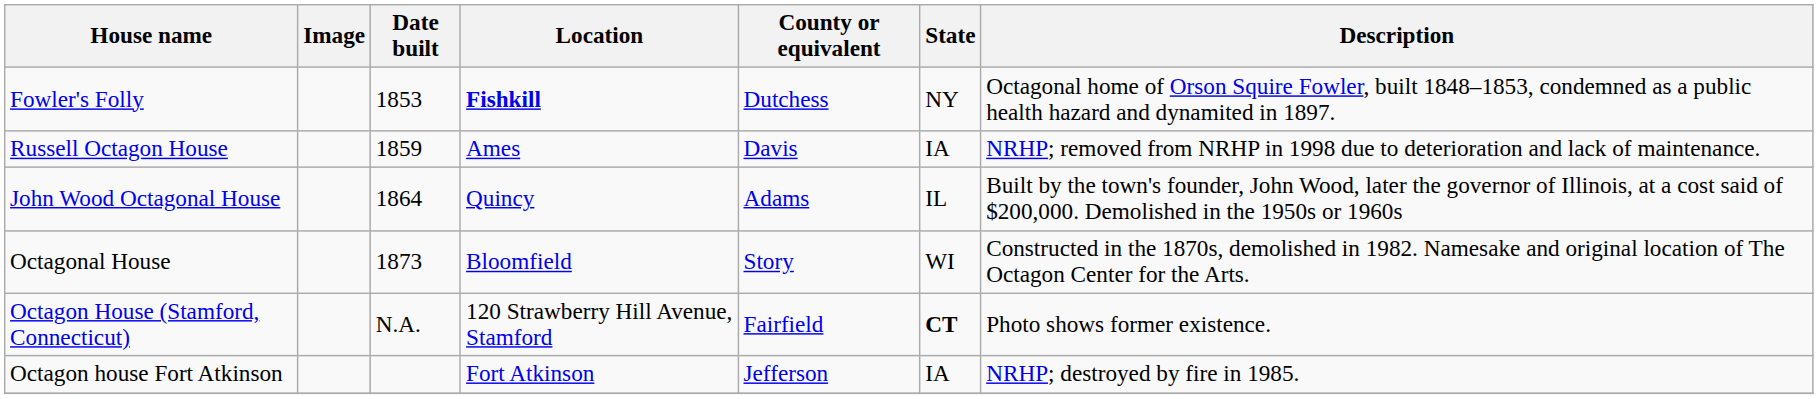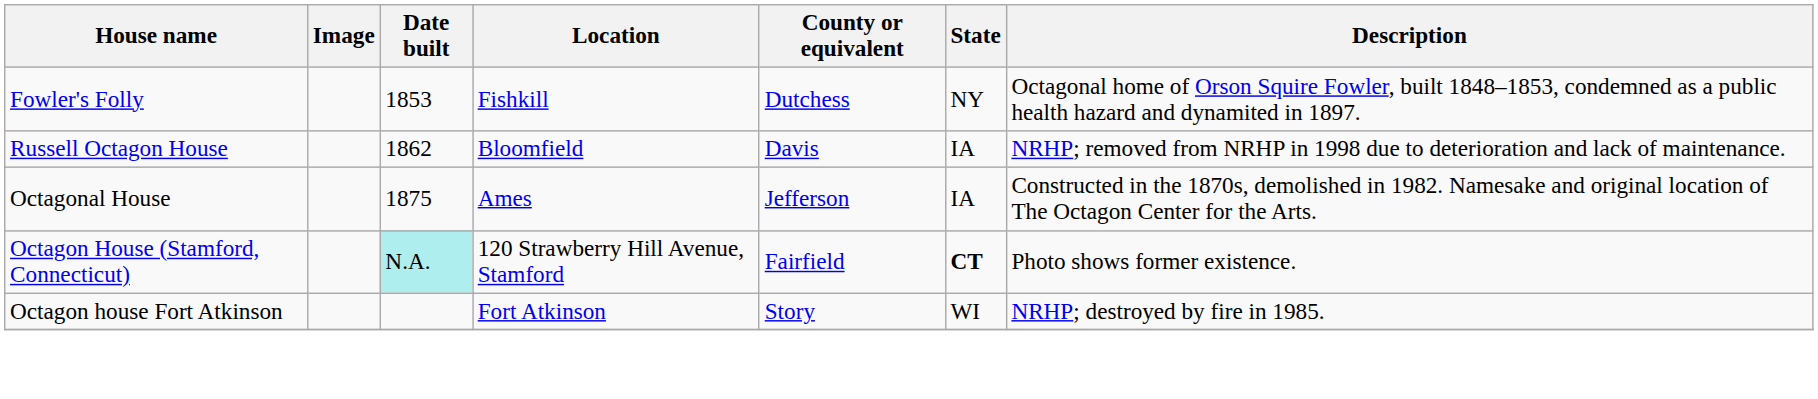(503, 98) bold -> (513, 98) normal
(399, 148) 1859 -> (409, 148) 1862
(493, 148) Ames -> (531, 148) Bloomfield
- row: (145, 198)
(399, 261) 1873 -> (409, 198) 1875
(519, 261) Bloomfield -> (505, 198) Ames
(769, 261) Story -> (807, 198) Jefferson
(940, 261) WI -> (963, 198) IA
(398, 324) no background -> (408, 261) paleturquoise background
(786, 374) Jefferson -> (790, 311) Story
(937, 374) IA -> (965, 311) WI
